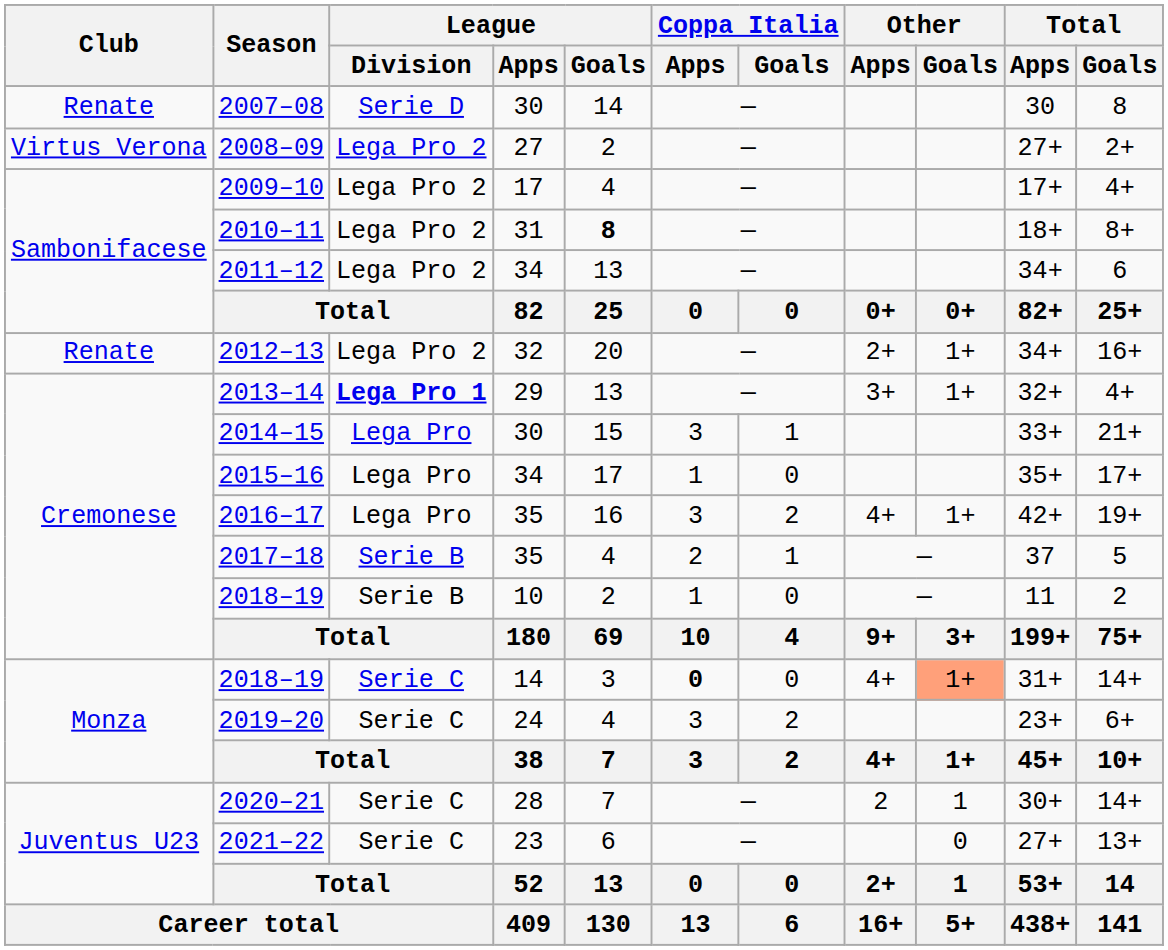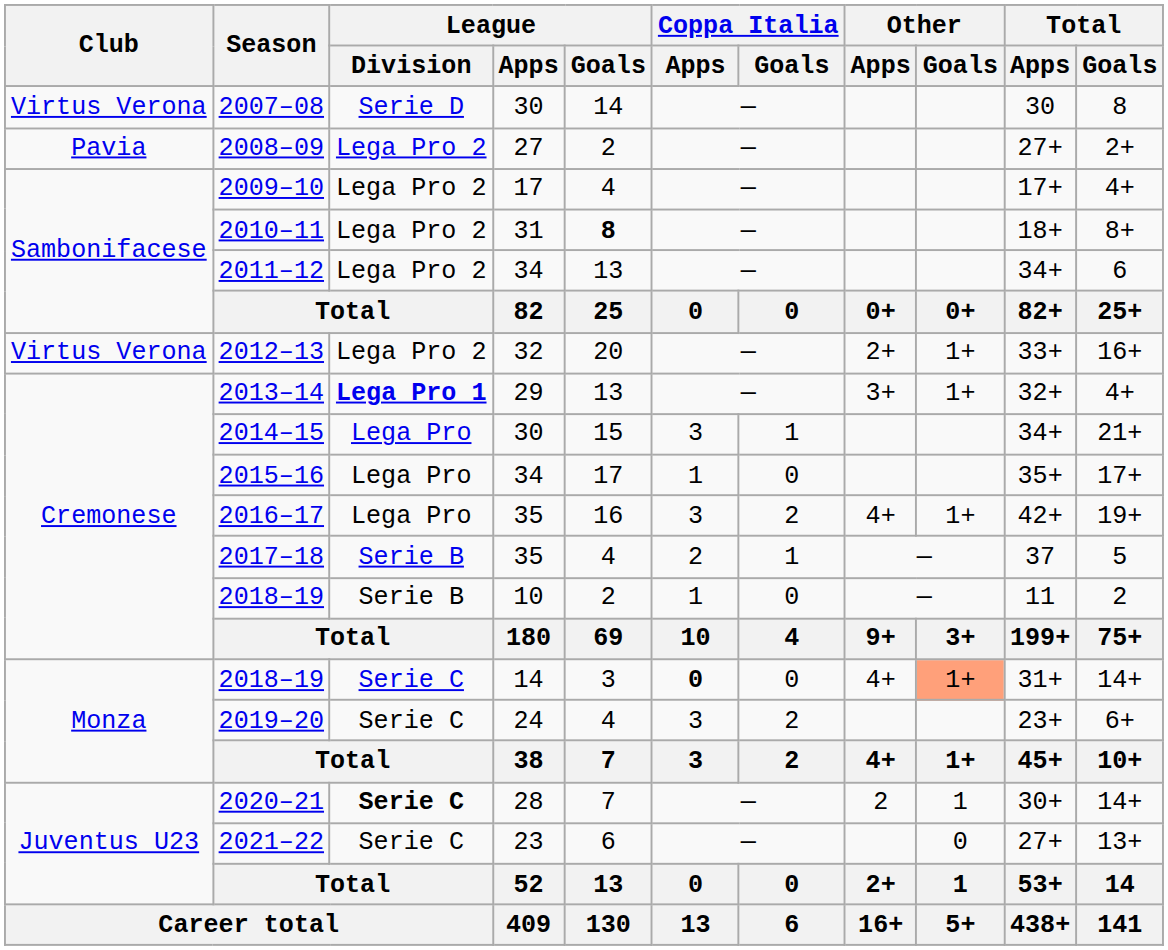(109, 107) Renate -> (109, 107) Virtus Verona
(109, 148) Virtus Verona -> (109, 148) Pavia
(109, 353) Renate -> (109, 353) Virtus Verona
(1040, 353) 34+ -> (1040, 353) 33+
(1040, 434) 33+ -> (1040, 434) 34+
(411, 802) normal -> (411, 802) bold
